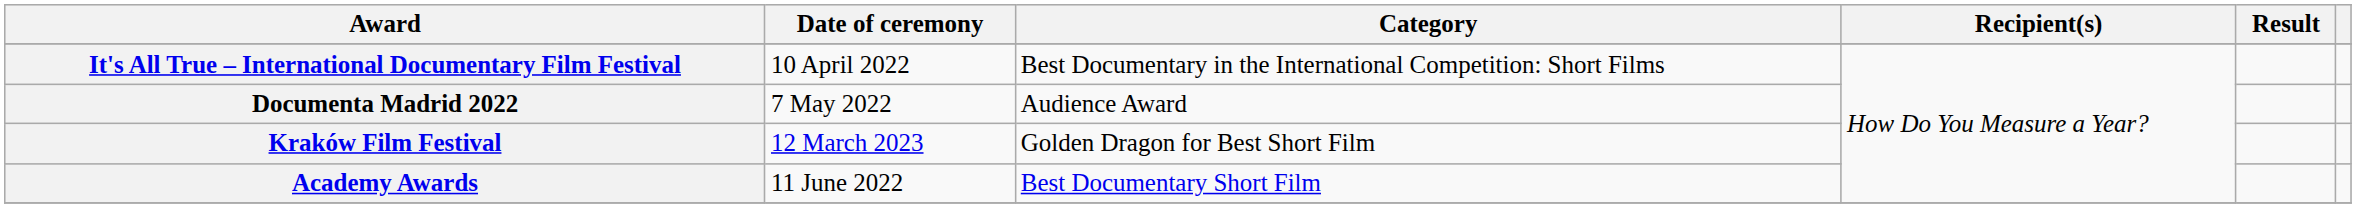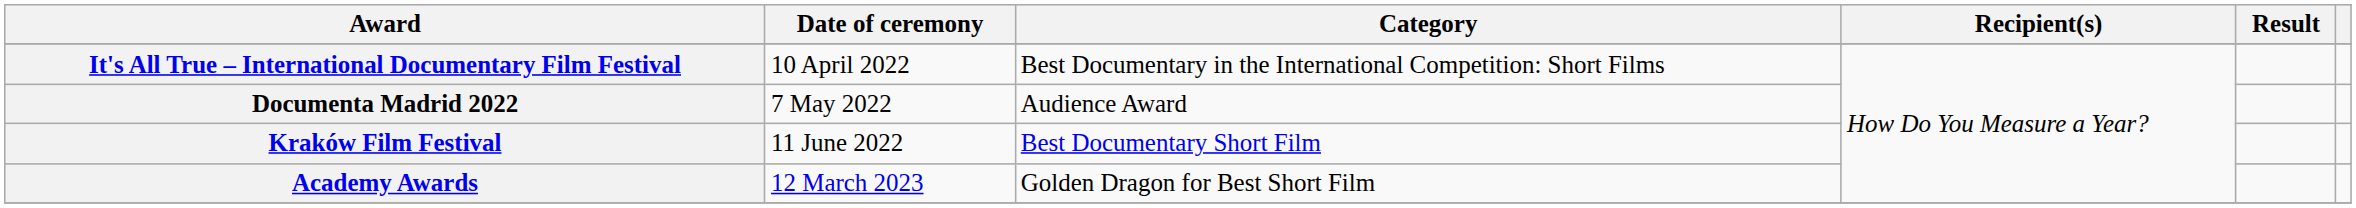(847, 143) 12 March 2023 -> (837, 143) 11 June 2022
(1198, 143) Golden Dragon for Best Short Film -> (1171, 143) Best Documentary Short Film
(837, 182) 11 June 2022 -> (847, 182) 12 March 2023
(1171, 182) Best Documentary Short Film -> (1198, 182) Golden Dragon for Best Short Film
